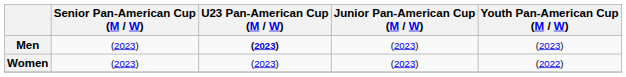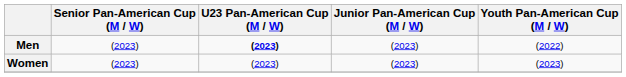(550, 45) (2023) -> (550, 45) (2022)
(550, 63) (2022) -> (550, 63) (2023)
